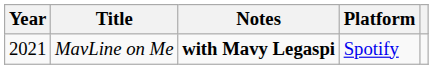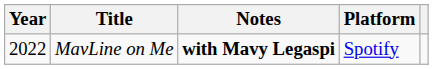(28, 49) 2021 -> (28, 49) 2022
